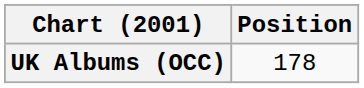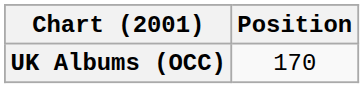(295, 63) 178 -> (295, 63) 170
